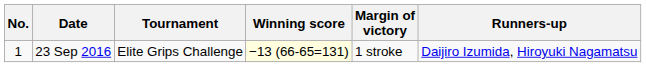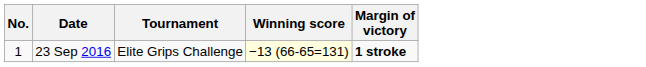- column: (529, 23)
(379, 51) normal -> (381, 51) bold
